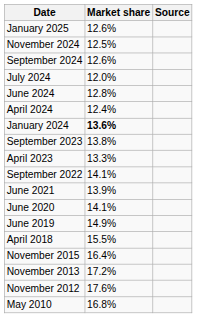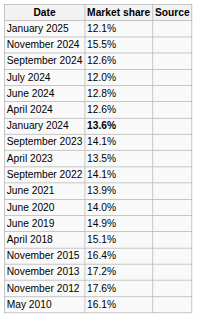(102, 28) 12.6% -> (102, 28) 12.1%
(102, 45) 12.5% -> (102, 45) 15.5%
(102, 110) 12.4% -> (102, 110) 12.6%
(102, 142) 13.8% -> (102, 142) 14.1%
(102, 158) 13.3% -> (102, 158) 13.5%
(102, 207) 14.1% -> (102, 207) 14.0%
(102, 239) 15.5% -> (102, 239) 15.1%
(102, 304) 16.8% -> (102, 304) 16.1%
